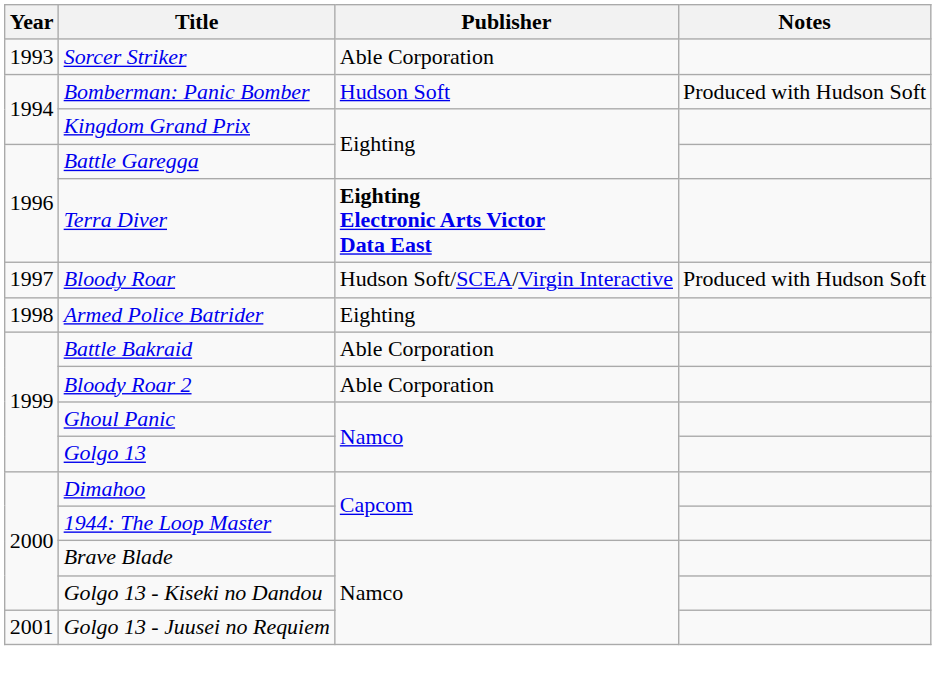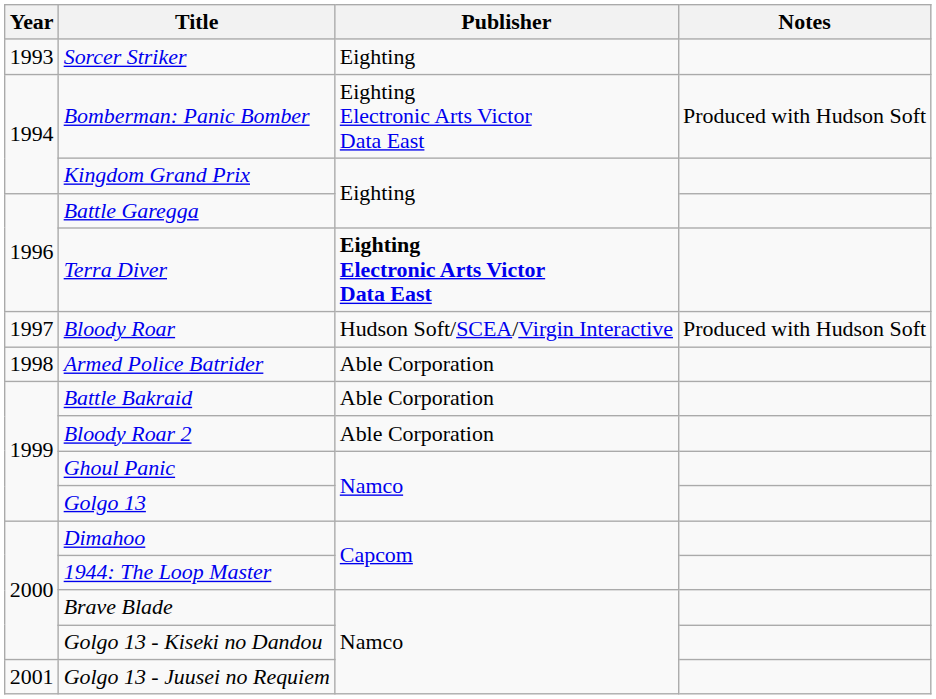(417, 56) Able Corporation -> (378, 56) Eighting
(395, 91) Hudson Soft -> (436, 116) Eighting Electronic Arts Victor Data East
(378, 314) Eighting -> (417, 363) Able Corporation
